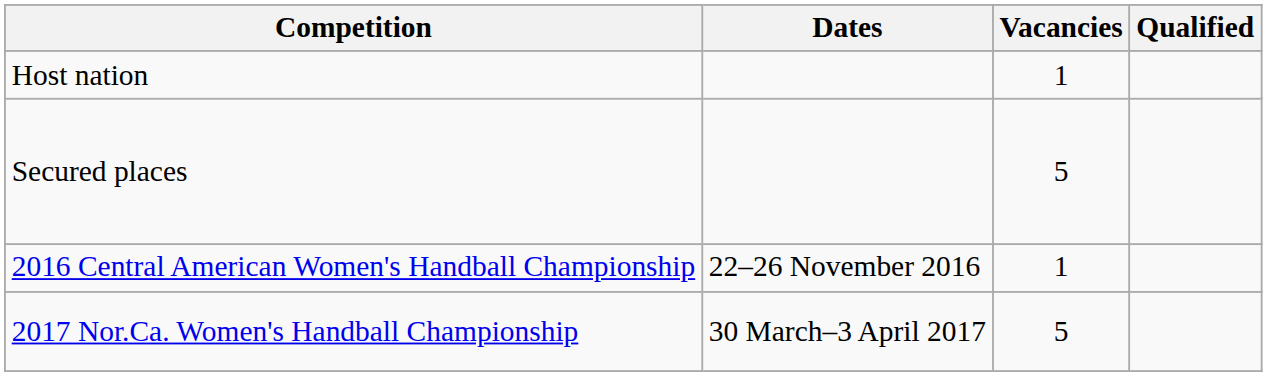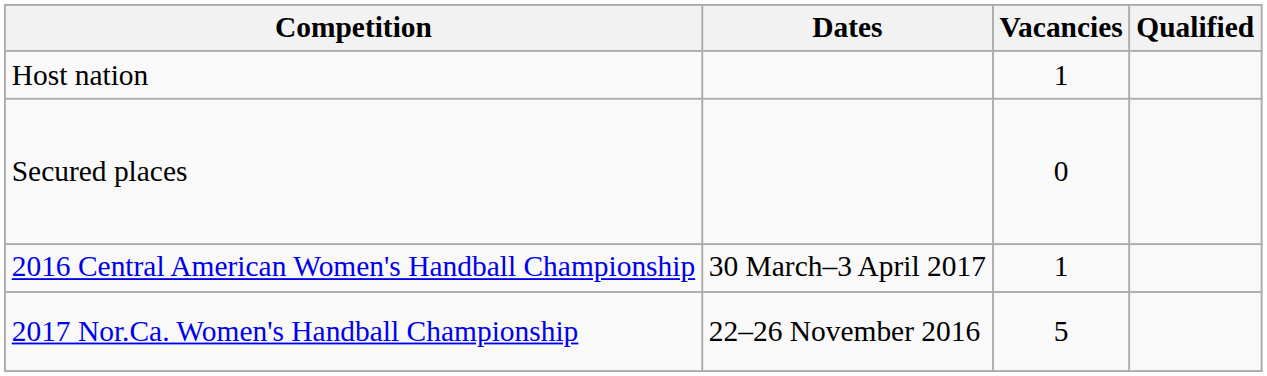(1061, 170) 5 -> (1061, 170) 0
(845, 267) 22–26 November 2016 -> (847, 267) 30 March–3 April 2017
(847, 330) 30 March–3 April 2017 -> (845, 330) 22–26 November 2016
